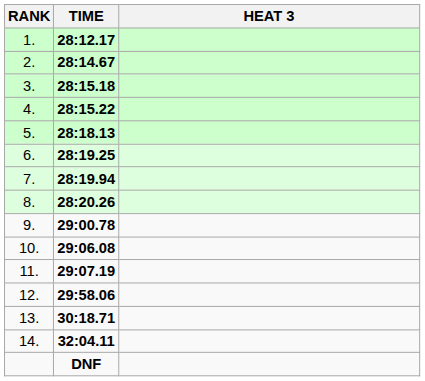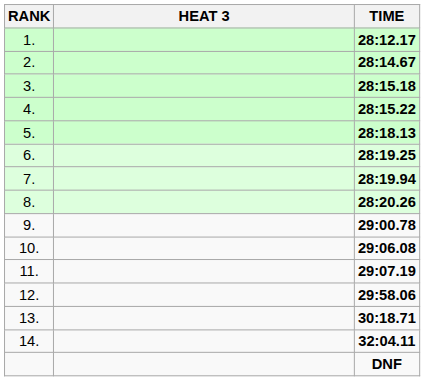columns swapped: (269, 17) <-> (86, 17)
